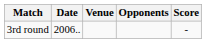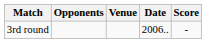columns swapped: (67, 13) <-> (144, 13)
